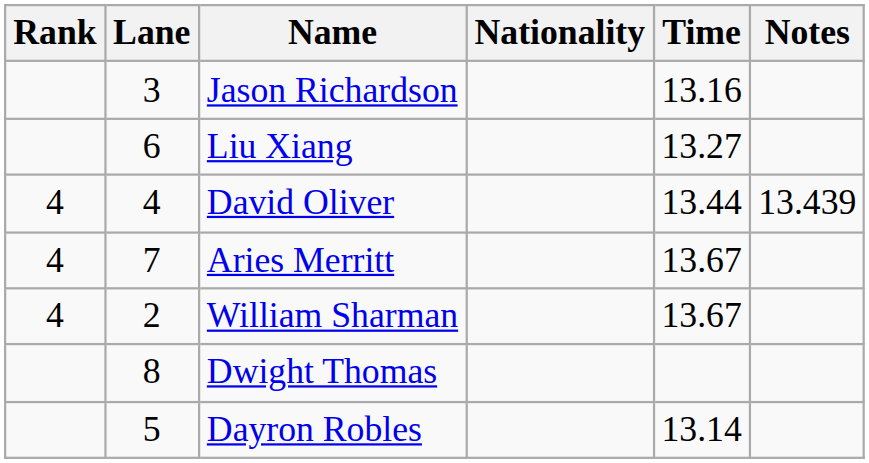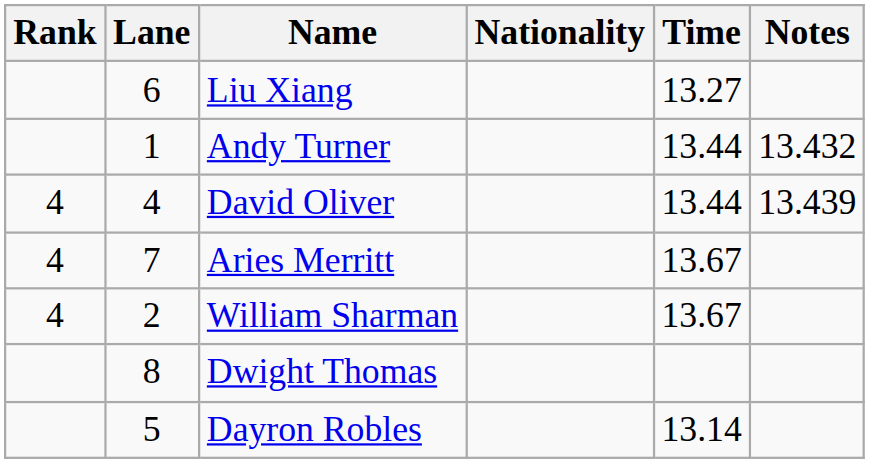- row: (332, 89)
+ row: (299, 145)
